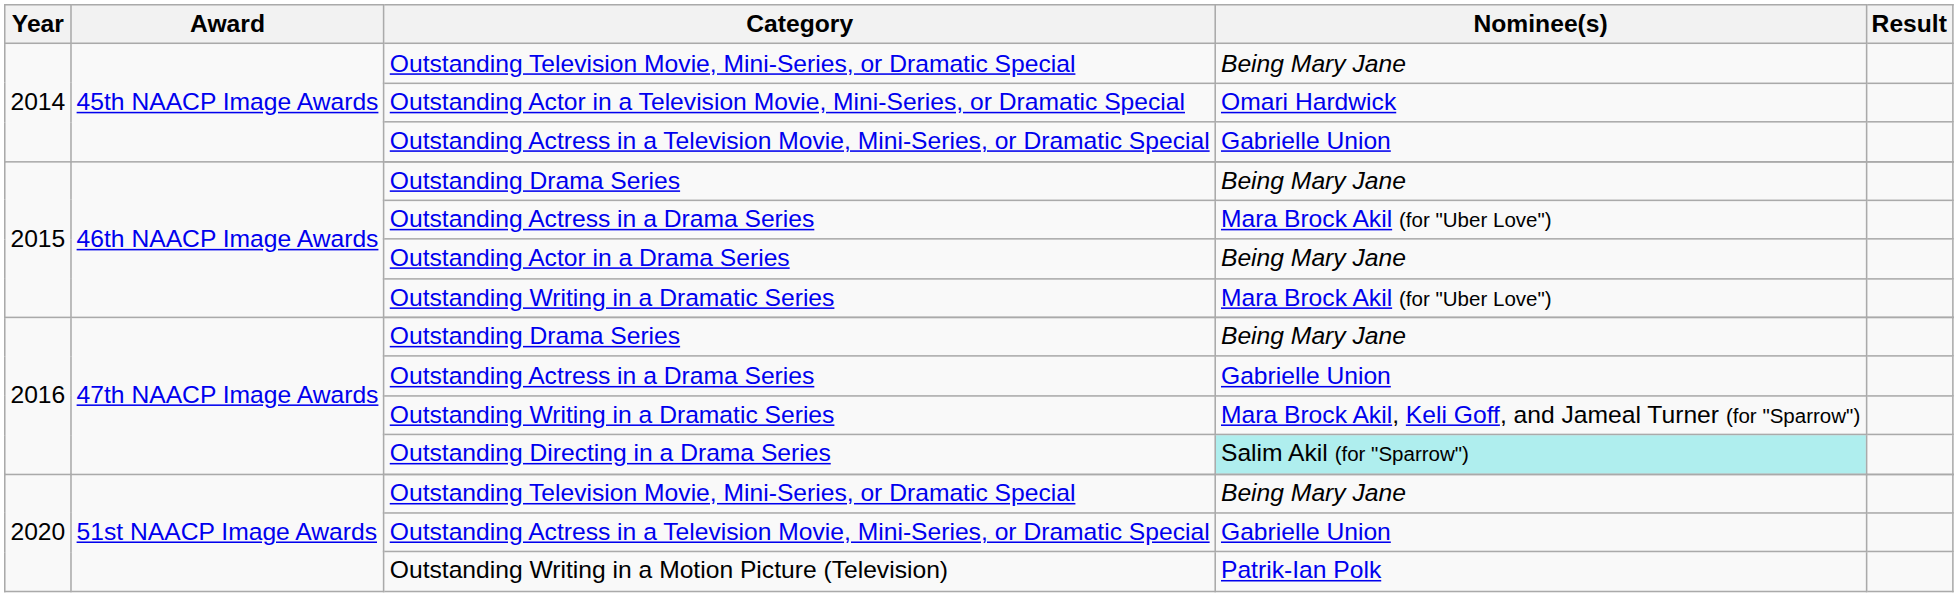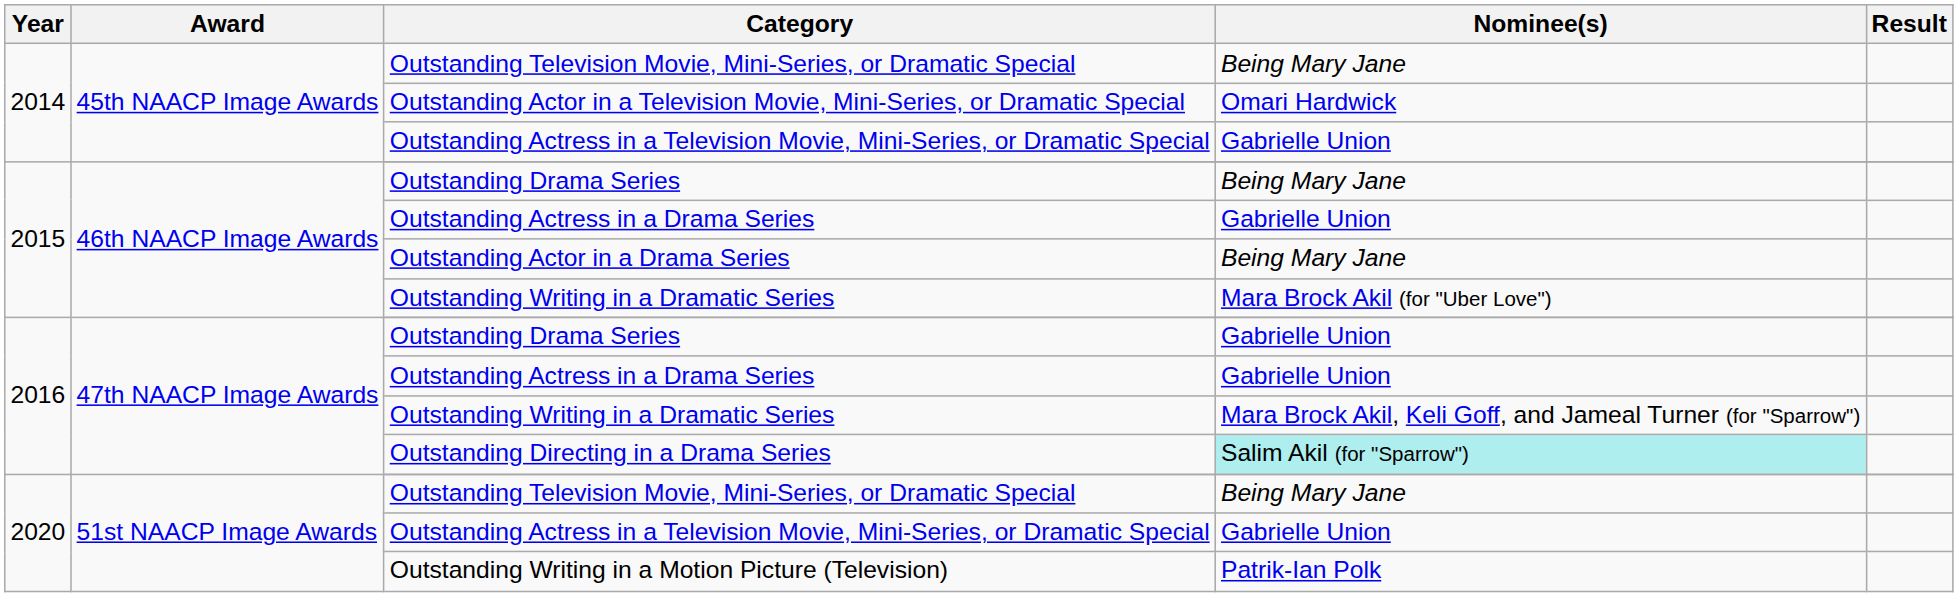(1386, 219) Mara Brock Akil (for "Uber Love") -> (1306, 219) Gabrielle Union
(1313, 336) Being Mary Jane -> (1306, 336) Gabrielle Union
